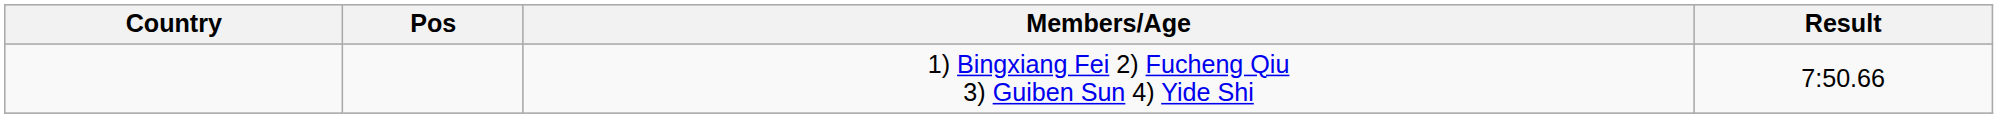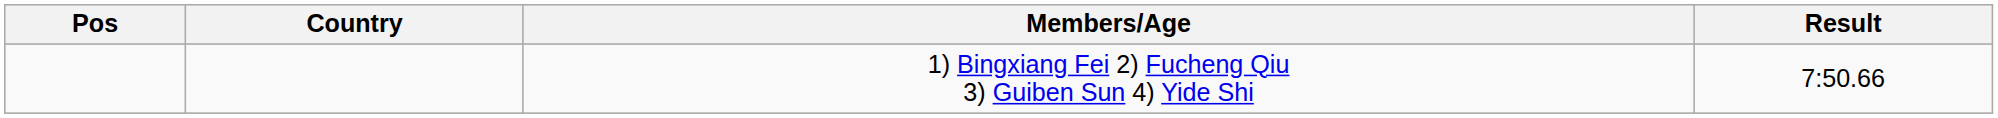columns swapped: (433, 24) <-> (174, 24)
